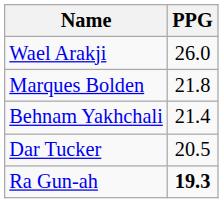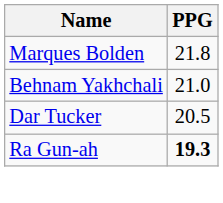- row: (58, 52)
(193, 117) 21.4 -> (193, 85) 21.0
